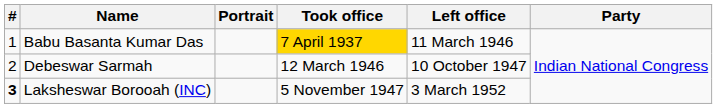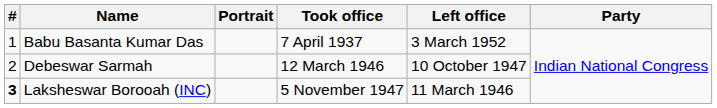(322, 41) gold background -> (322, 41) no background
(462, 41) 11 March 1946 -> (459, 41) 3 March 1952
(459, 90) 3 March 1952 -> (462, 90) 11 March 1946
